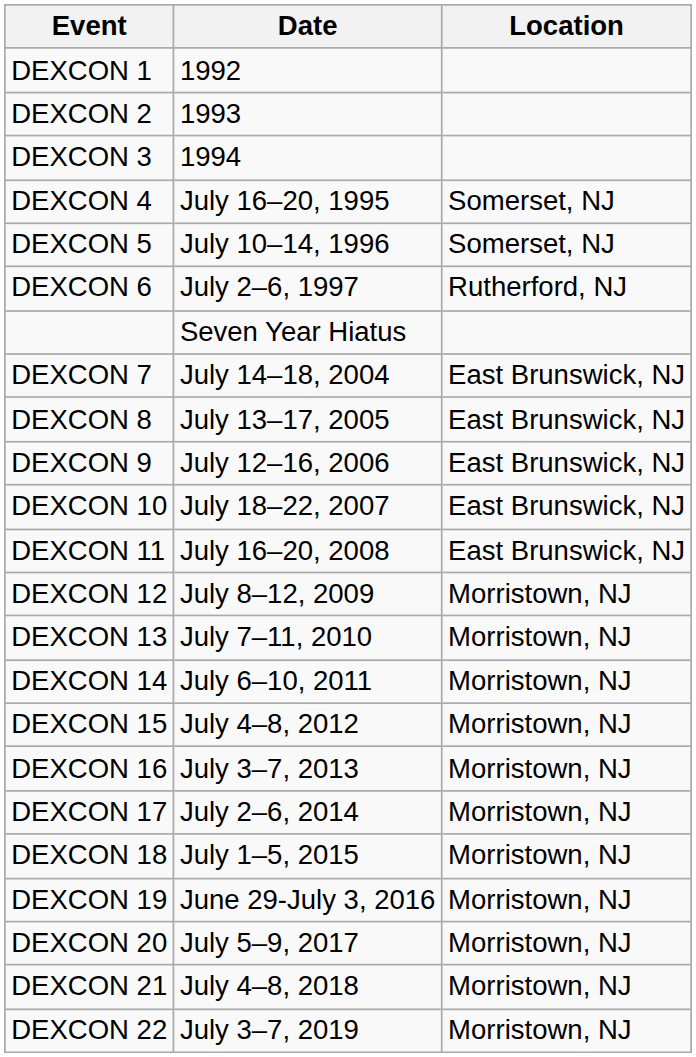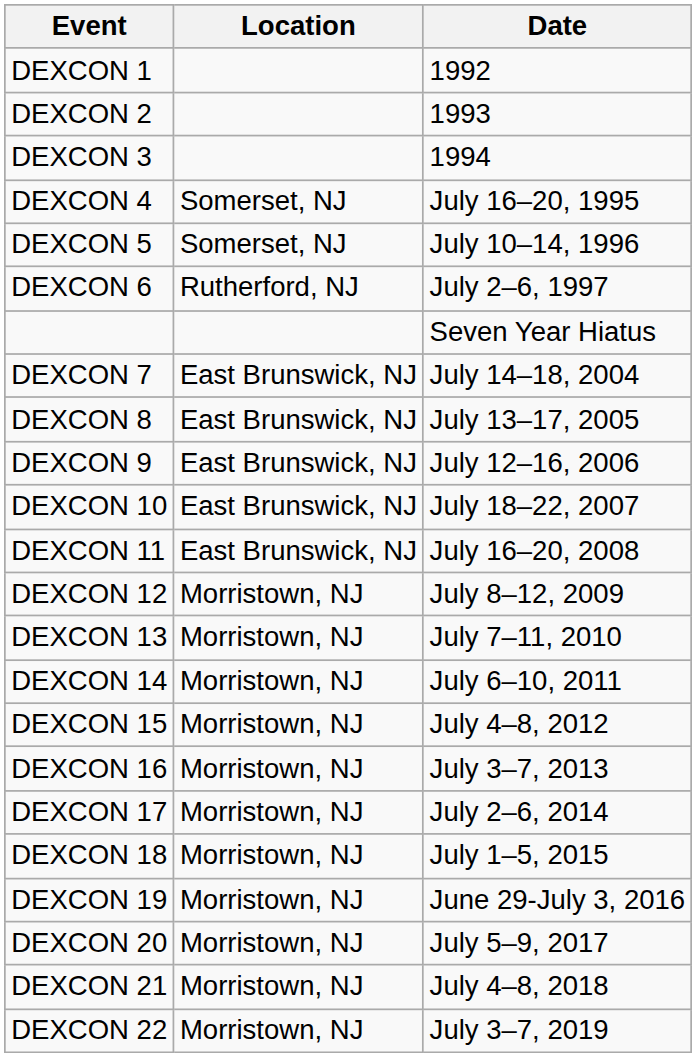columns swapped: (308, 26) <-> (567, 26)
